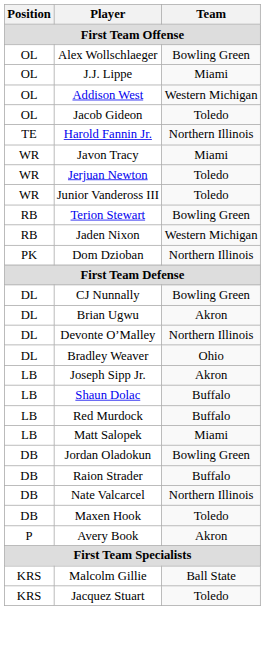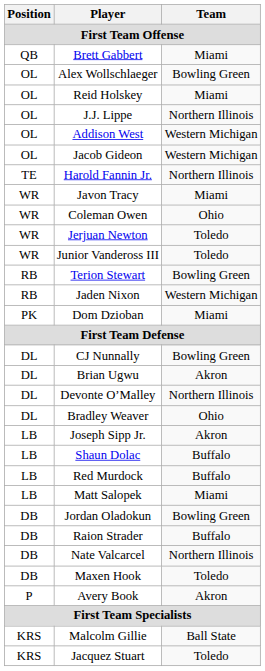+ row: (108, 54)
+ row: (108, 94)
(211, 74) Miami -> (211, 114) Northern Illinois
(211, 114) Toledo -> (211, 154) Western Michigan
+ row: (108, 214)
(211, 255) Northern Illinois -> (211, 315) Miami
